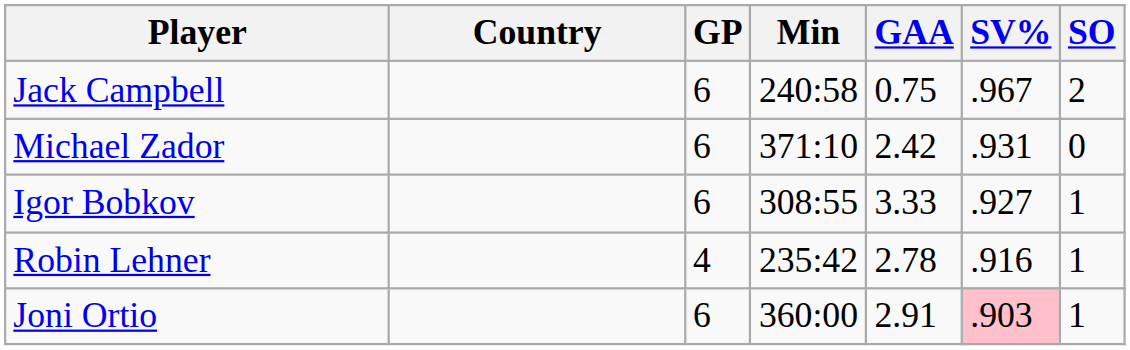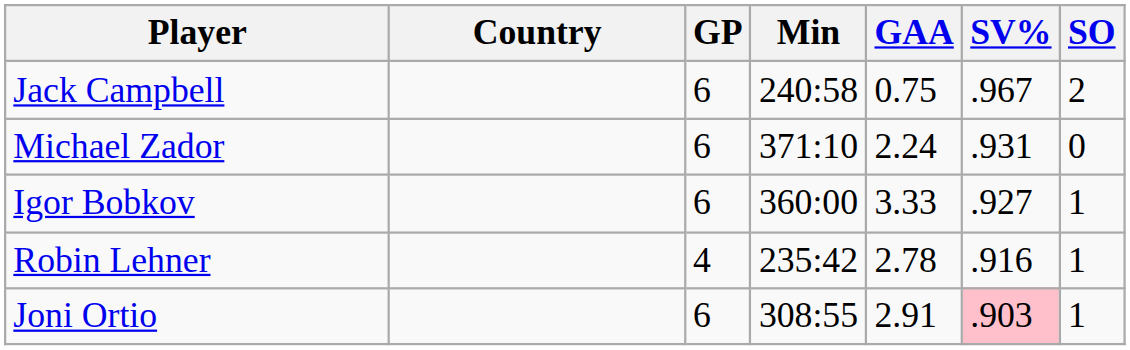(906, 145) 2.42 -> (906, 145) 2.24
(808, 202) 308:55 -> (808, 202) 360:00
(808, 315) 360:00 -> (808, 315) 308:55
